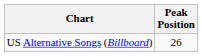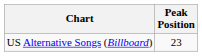(176, 42) 26 -> (176, 42) 23
